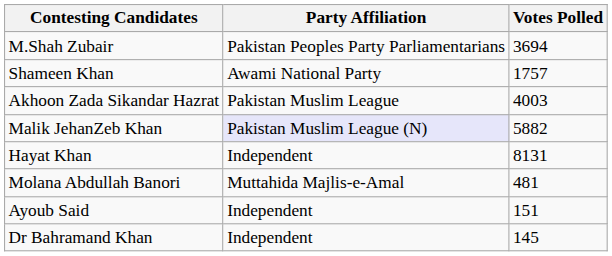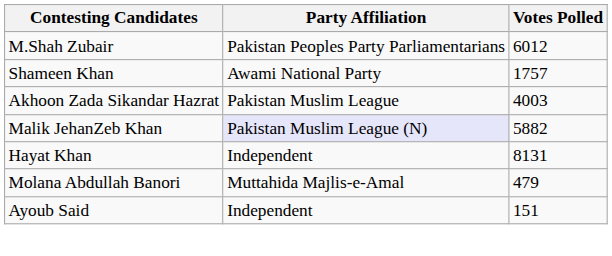(530, 45) 3694 -> (530, 45) 6012
(526, 182) 481 -> (526, 182) 479
- row: (81, 237)
